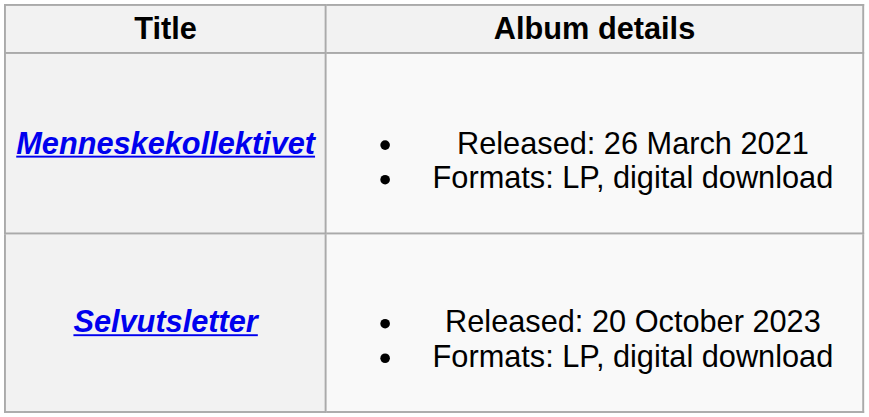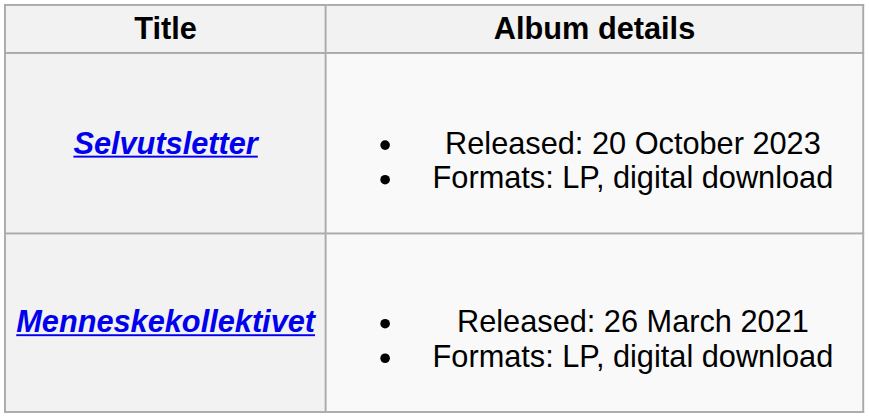rows swapped: (166, 142) <-> (166, 322)
